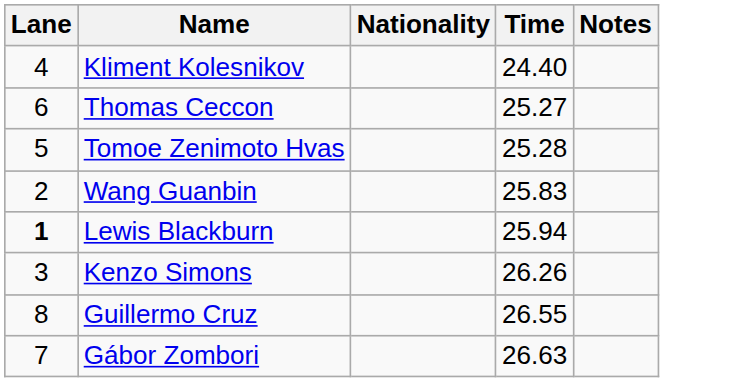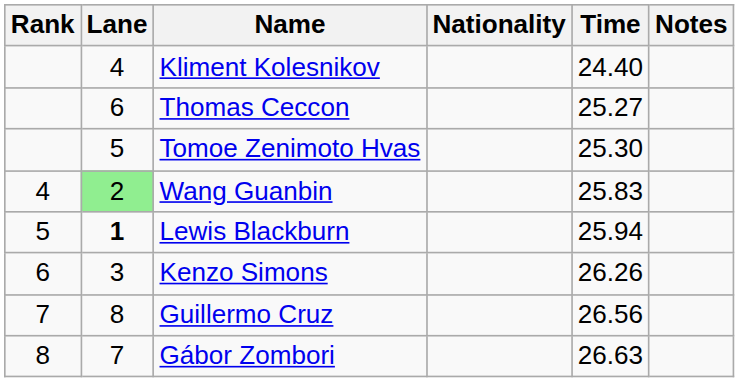+ column: (43, 25)
(535, 149) 25.28 -> (610, 149) 25.30
(41, 190) no background -> (117, 190) lightgreen background
(535, 314) 26.55 -> (610, 314) 26.56
